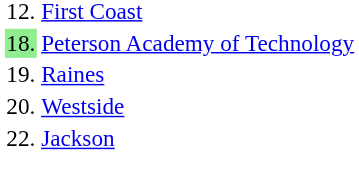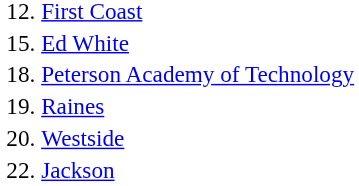+ row: (85, 43)
(21, 43) lightgreen background -> (21, 74) no background
